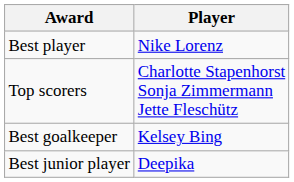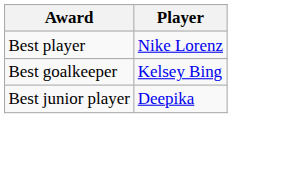- row: (48, 90)
